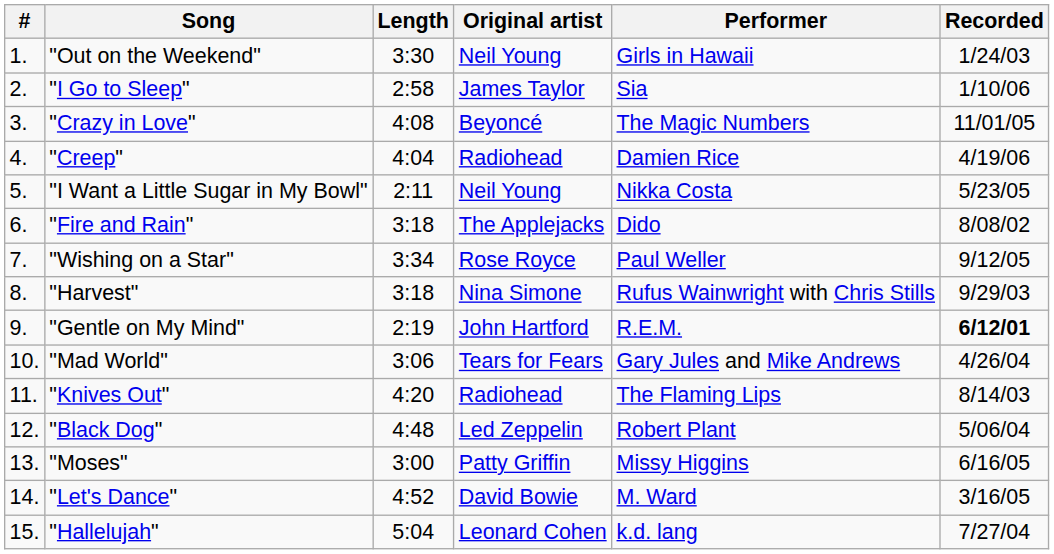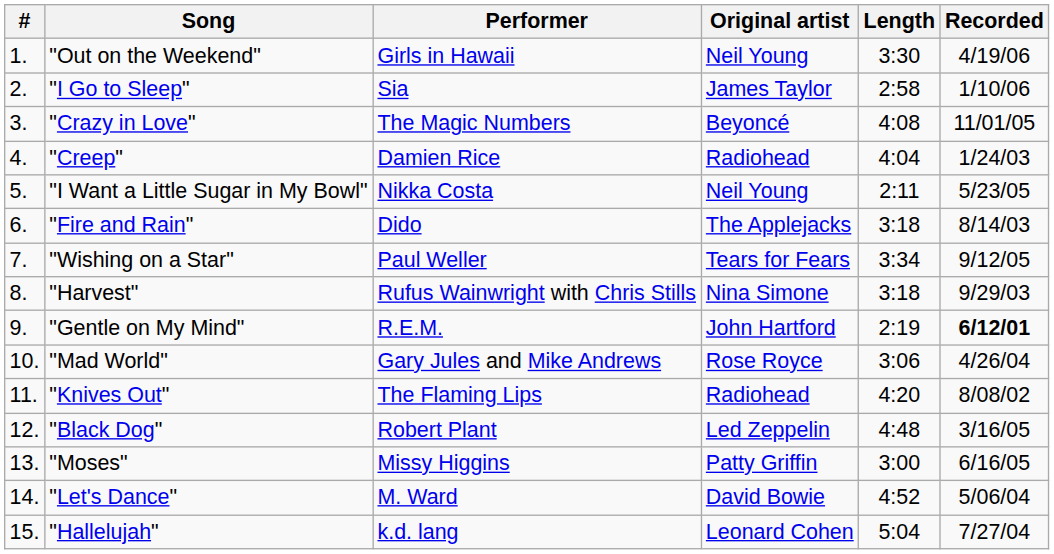columns swapped: (776, 21) <-> (413, 21)
(994, 55) 1/24/03 -> (994, 55) 4/19/06
(994, 157) 4/19/06 -> (994, 157) 1/24/03
(994, 225) 8/08/02 -> (994, 225) 8/14/03
(517, 259) Rose Royce -> (778, 259) Tears for Fears
(531, 361) Tears for Fears -> (764, 361) Rose Royce
(994, 395) 8/14/03 -> (994, 395) 8/08/02
(994, 429) 5/06/04 -> (994, 429) 3/16/05
(994, 497) 3/16/05 -> (994, 497) 5/06/04
